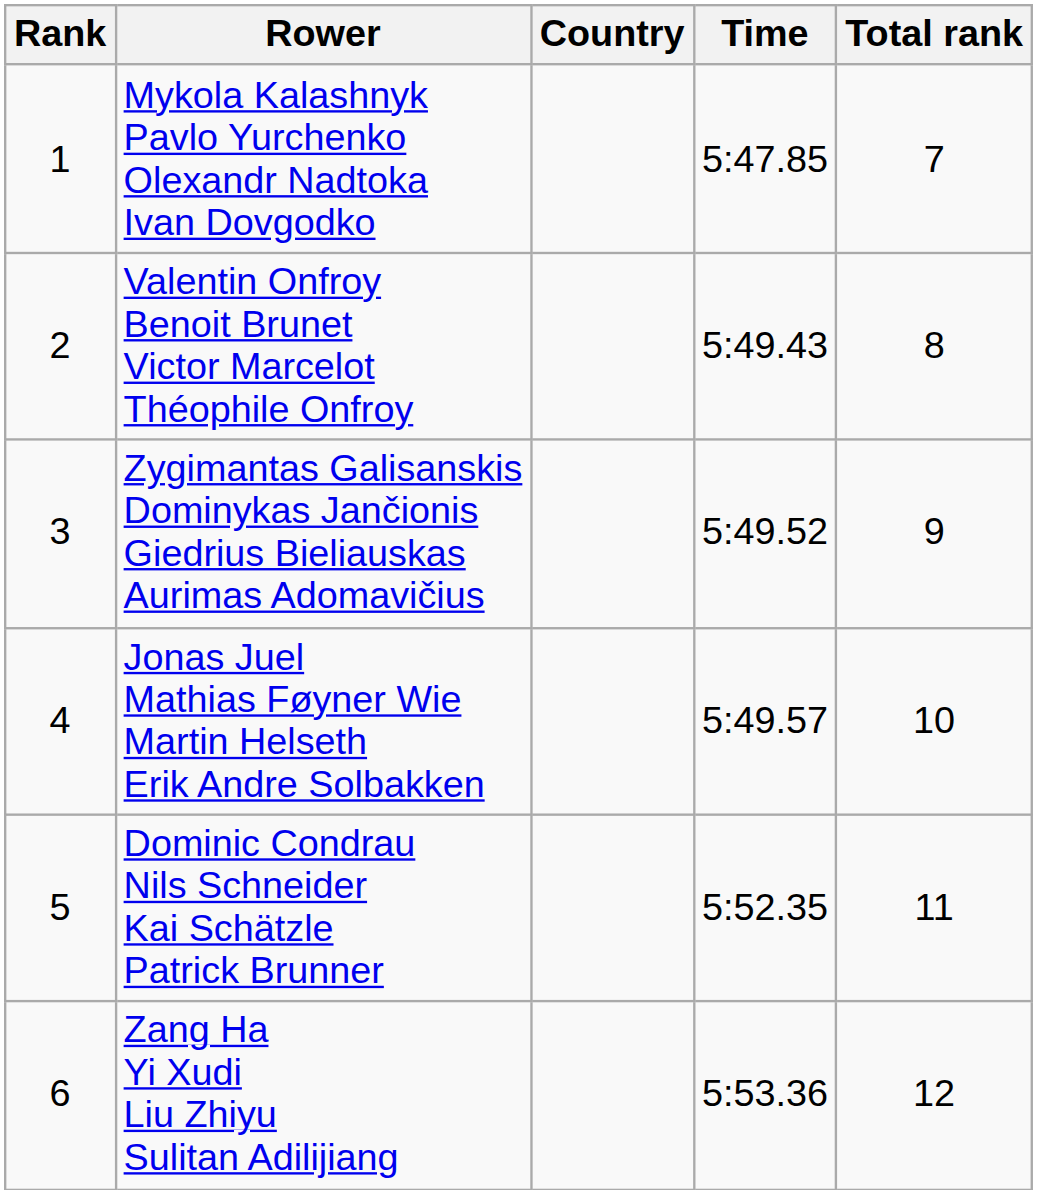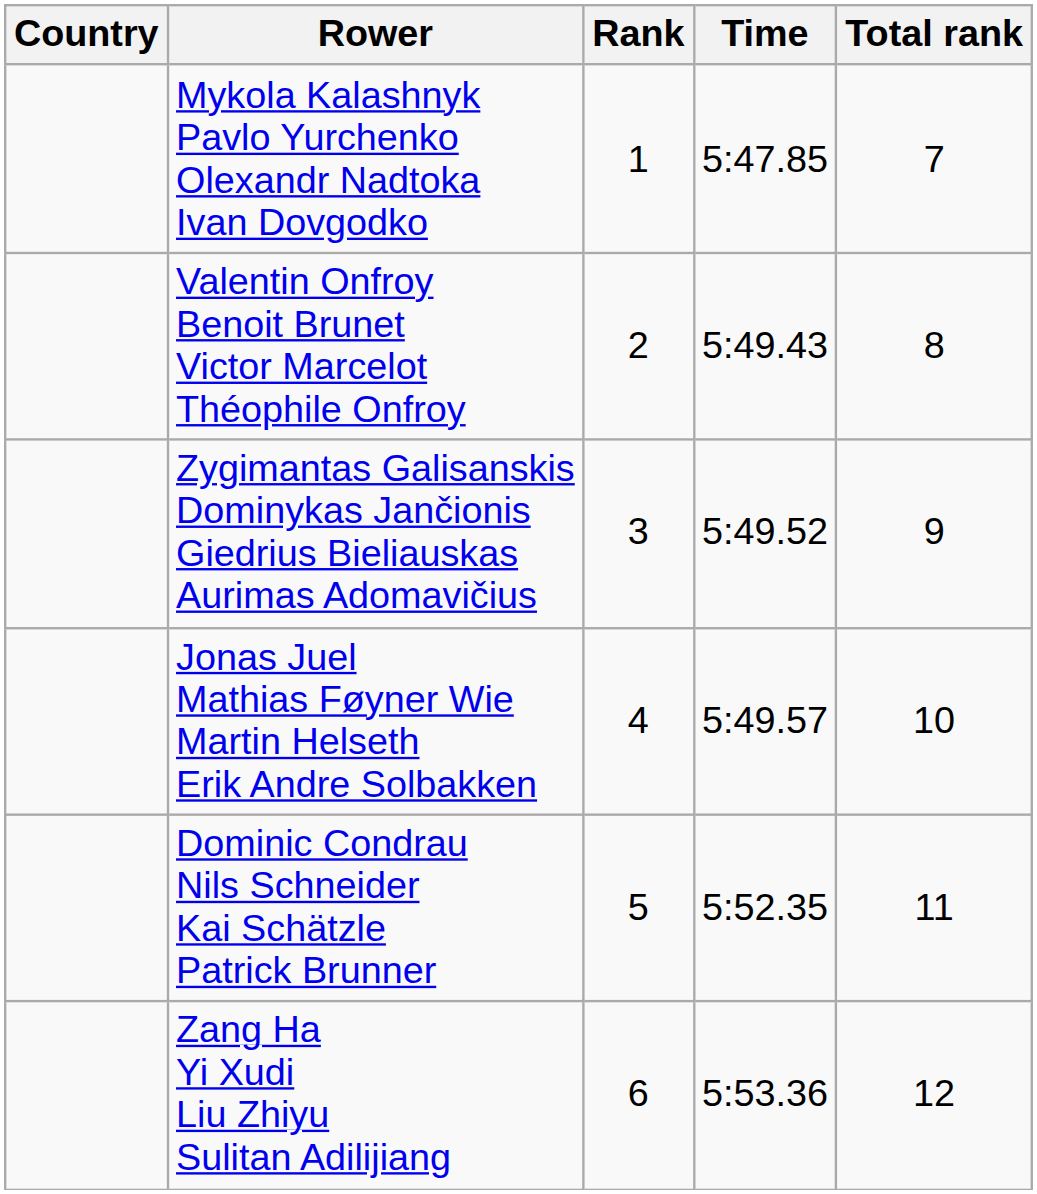columns swapped: (60, 34) <-> (612, 34)
